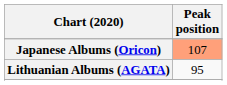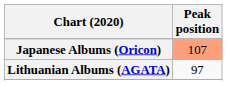(197, 69) 95 -> (197, 69) 97
